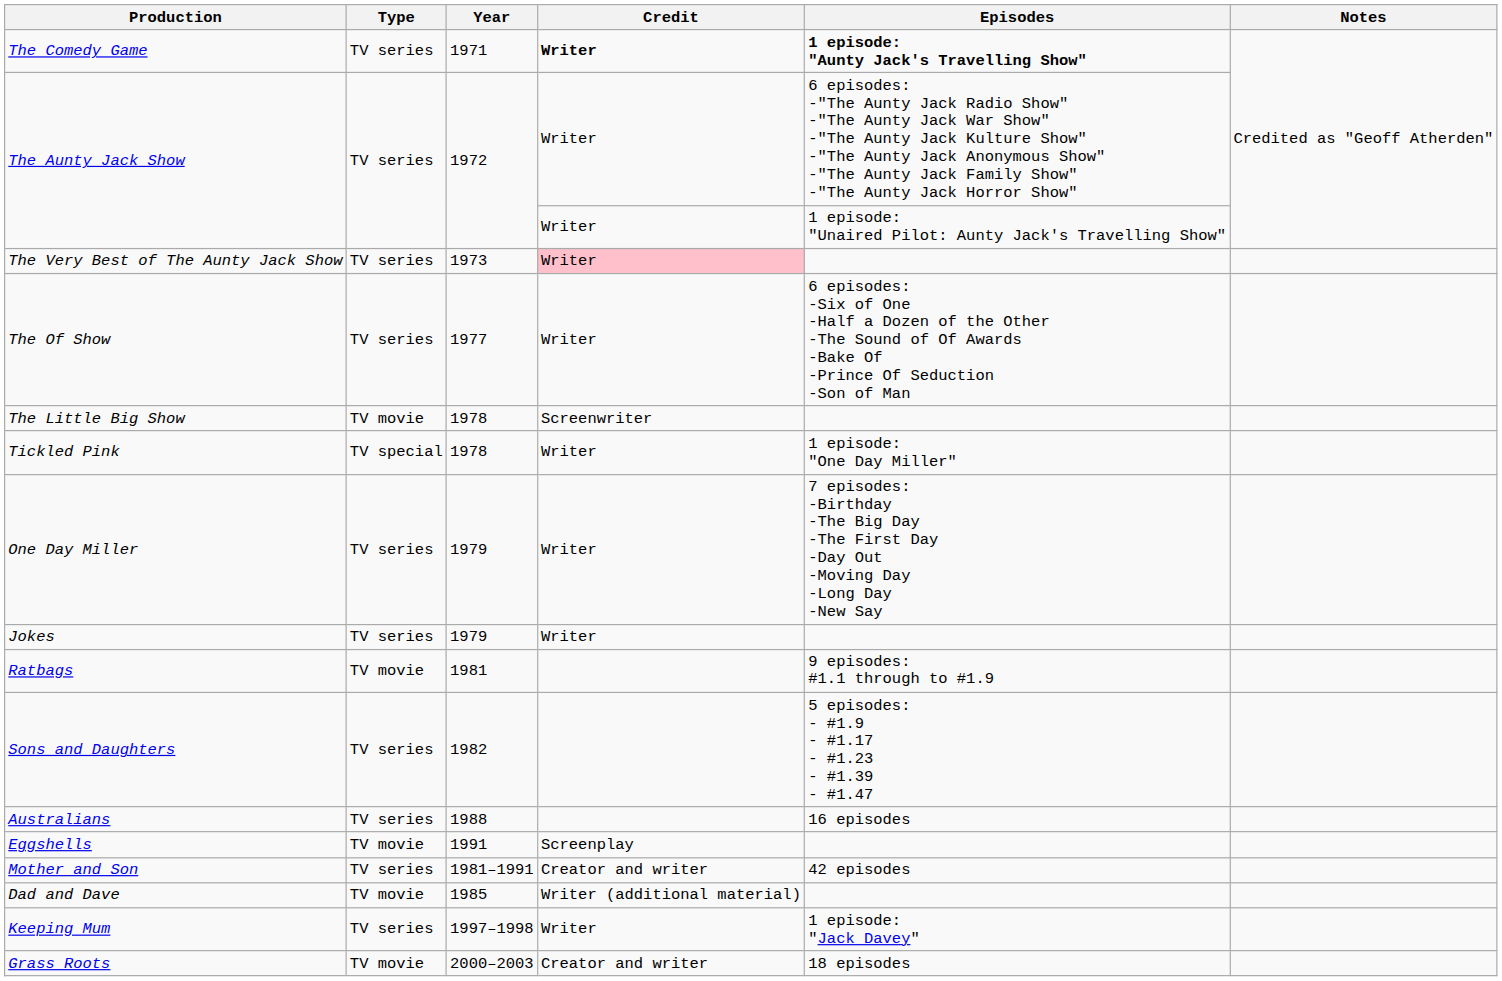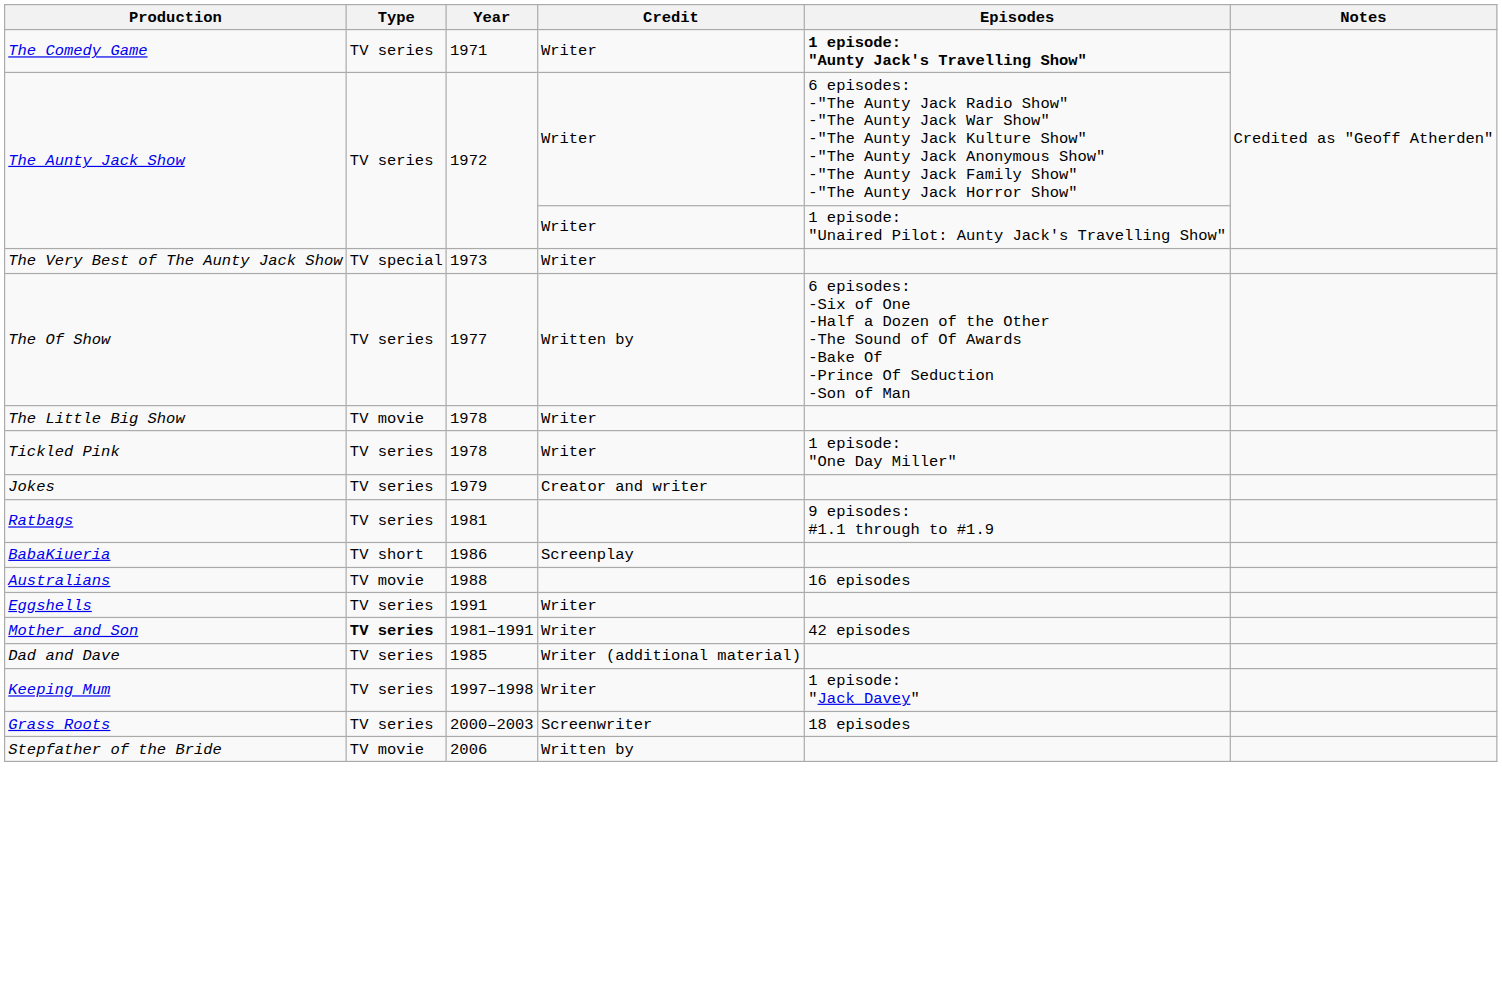(569, 51) bold -> (569, 51) normal
(392, 261) TV series -> (396, 261) TV special
(569, 261) pink background -> (569, 261) no background
(569, 340) Writer -> (587, 340) Written by
(597, 418) Screenwriter -> (569, 418) Writer
(396, 453) TV special -> (392, 453) TV series
- row: (73, 549)
(569, 637) Writer -> (625, 487) Creator and writer
(387, 671) TV movie -> (392, 521) TV series
- row: (92, 750)
+ row: (59, 555)
(392, 820) TV series -> (387, 580) TV movie
(387, 845) TV movie -> (392, 605) TV series
(587, 845) Screenplay -> (569, 605) Writer
(392, 870) normal -> (392, 631) bold
(625, 870) Creator and writer -> (569, 631) Writer
(387, 895) TV movie -> (392, 656) TV series
(387, 963) TV movie -> (392, 724) TV series
(625, 963) Creator and writer -> (597, 724) Screenwriter
+ row: (115, 749)
